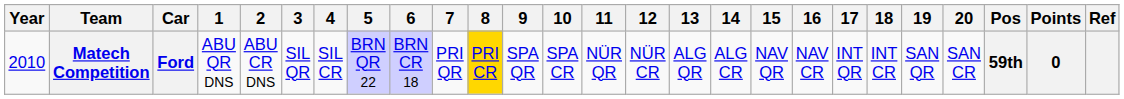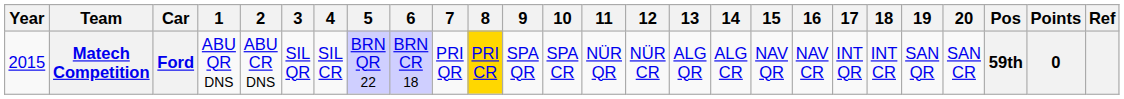(27, 63) 2010 -> (27, 63) 2015
